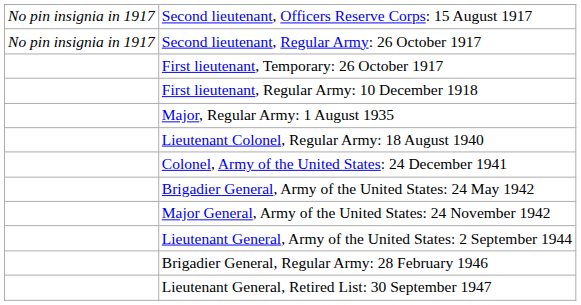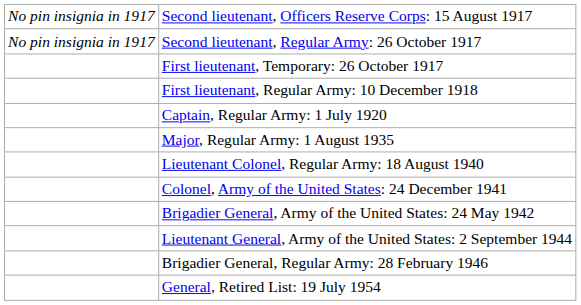+ row: (274, 115)
- row: (356, 213)
- row: (327, 287)
+ row: (271, 287)
